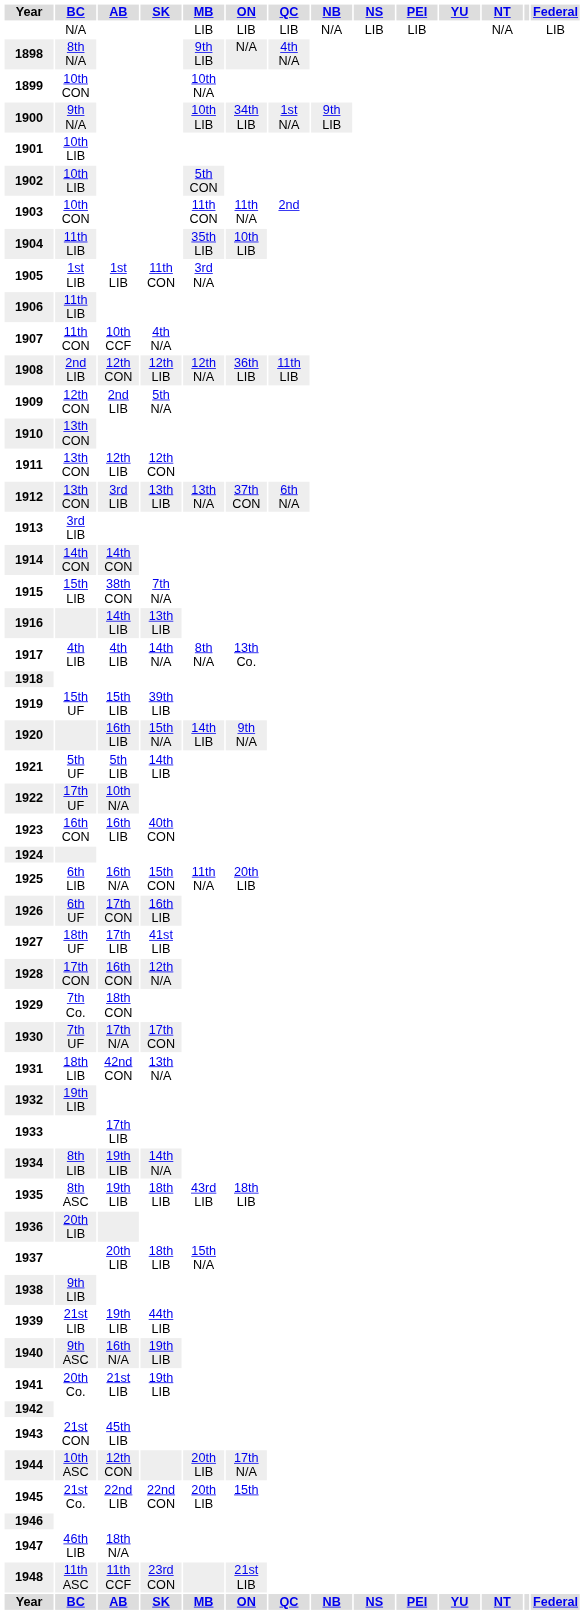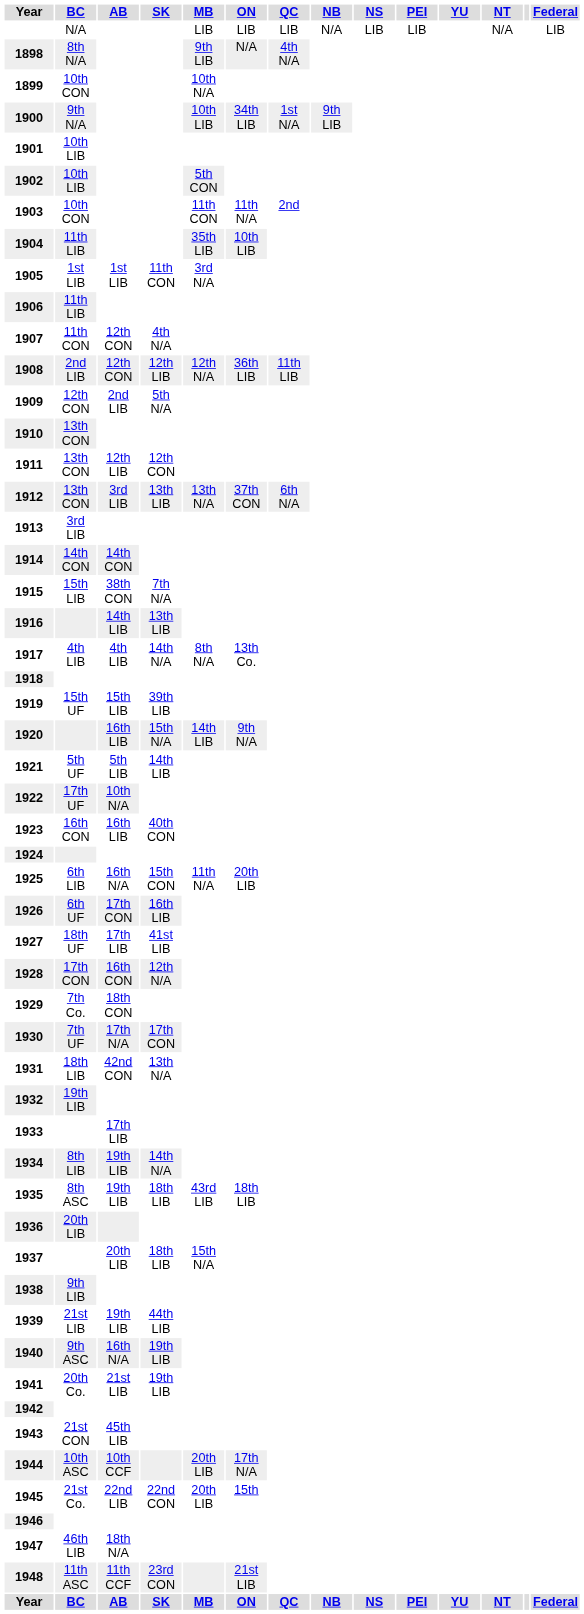(118, 338) 10th CCF -> (118, 338) 12th CON
(118, 1465) 12th CON -> (118, 1465) 10th CCF
